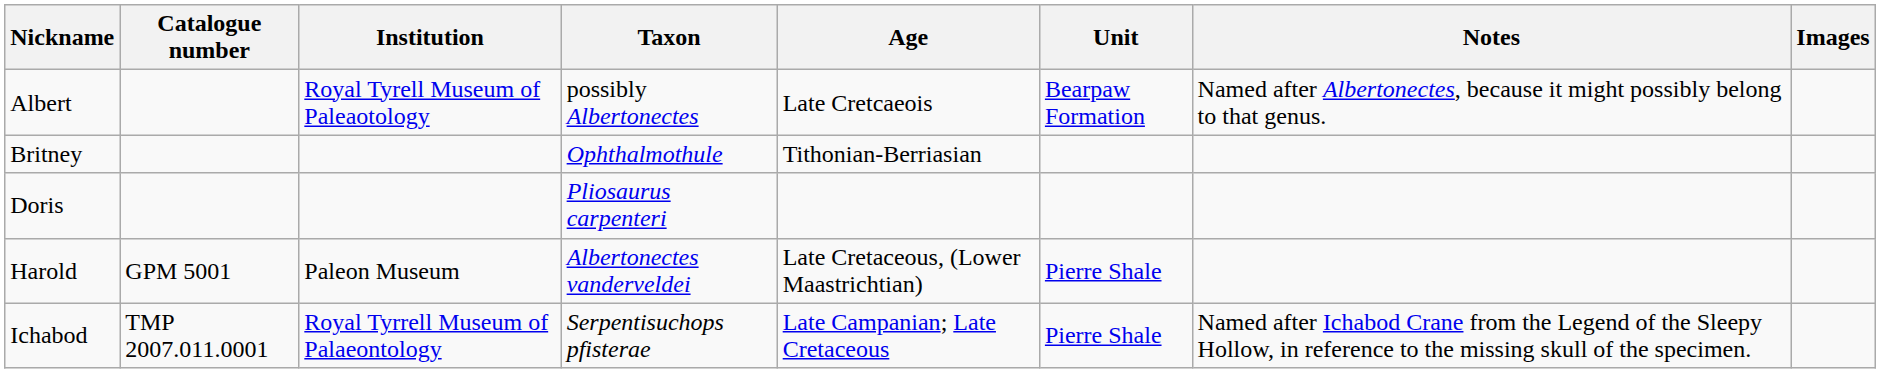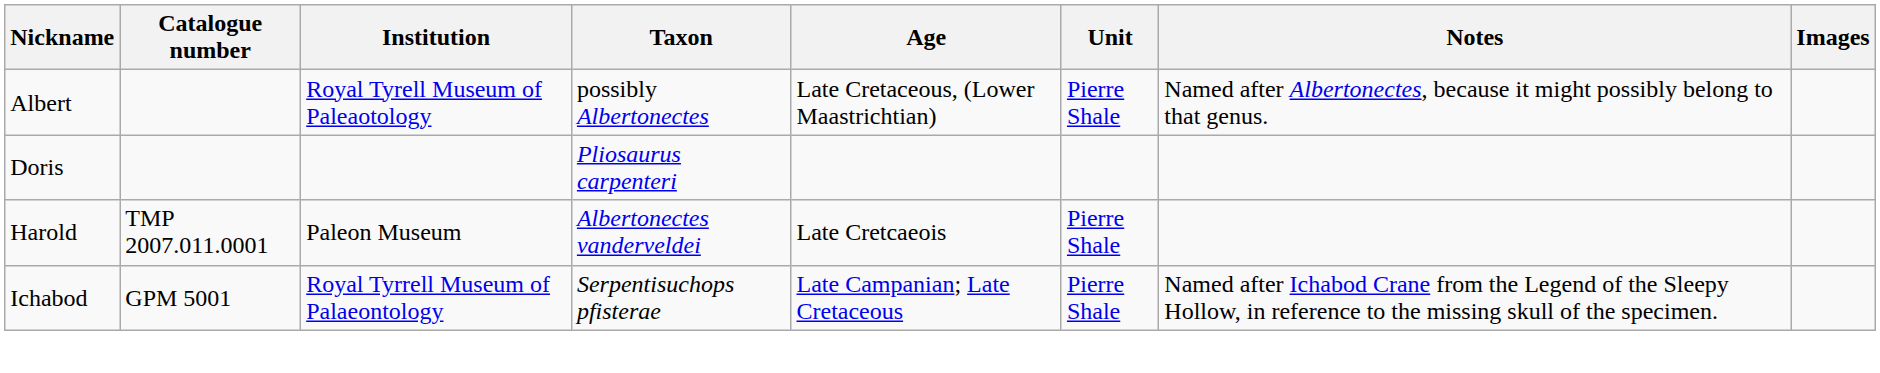(858, 102) Late Cretcaeois -> (915, 102) Late Cretaceous, (Lower Maastrichtian)
(1095, 102) Bearpaw Formation -> (1096, 102) Pierre Shale
- row: (46, 153)
(178, 270) GPM 5001 -> (197, 232) TMP 2007.011.0001
(902, 270) Late Cretaceous, (Lower Maastrichtian) -> (871, 232) Late Cretcaeois
(197, 335) TMP 2007.011.0001 -> (178, 297) GPM 5001
